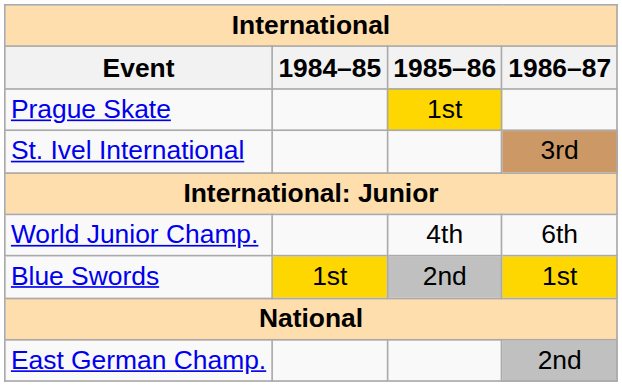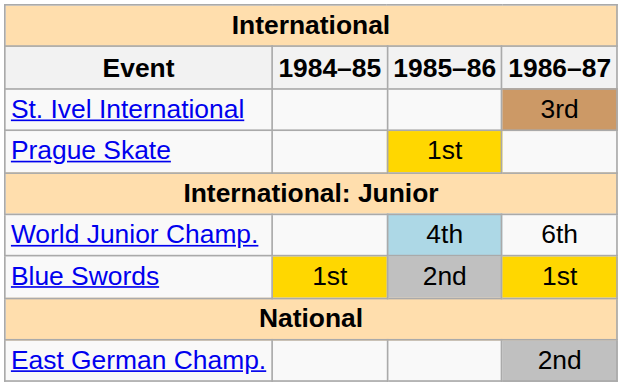rows swapped: (91, 109) <-> (128, 151)
(445, 234) no background -> (445, 234) lightblue background
